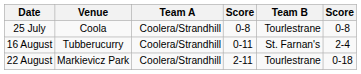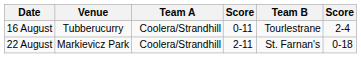- row: (29, 28)
(290, 45) St. Farnan's -> (290, 28) Tourlestrane
(290, 61) Tourlestrane -> (290, 45) St. Farnan's
